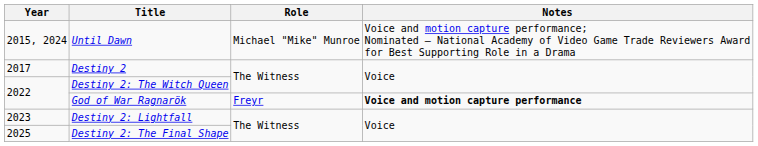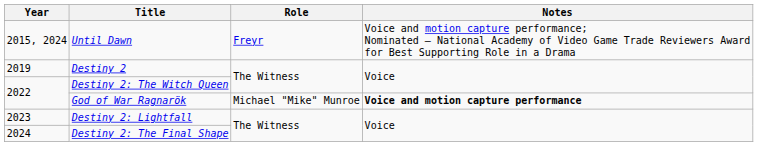(297, 40) Michael "Mike" Munroe -> (248, 40) Freyr
(19, 68) 2017 -> (19, 68) 2019
(248, 101) Freyr -> (297, 101) Michael "Mike" Munroe
(19, 134) 2025 -> (19, 134) 2024
